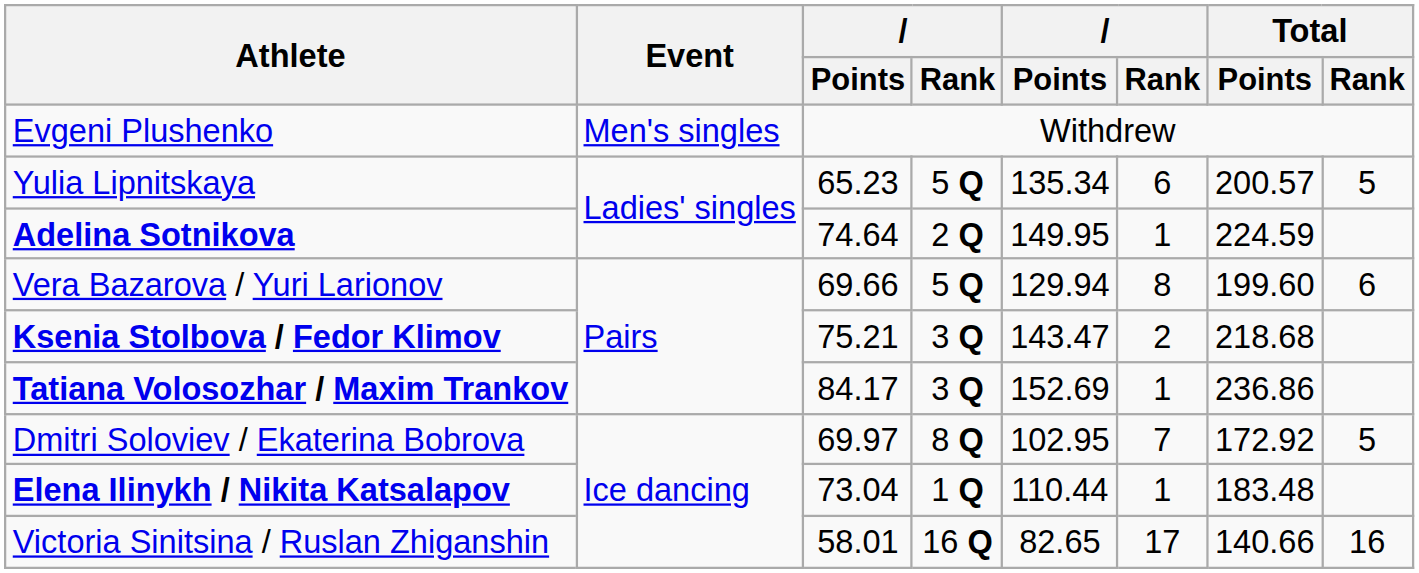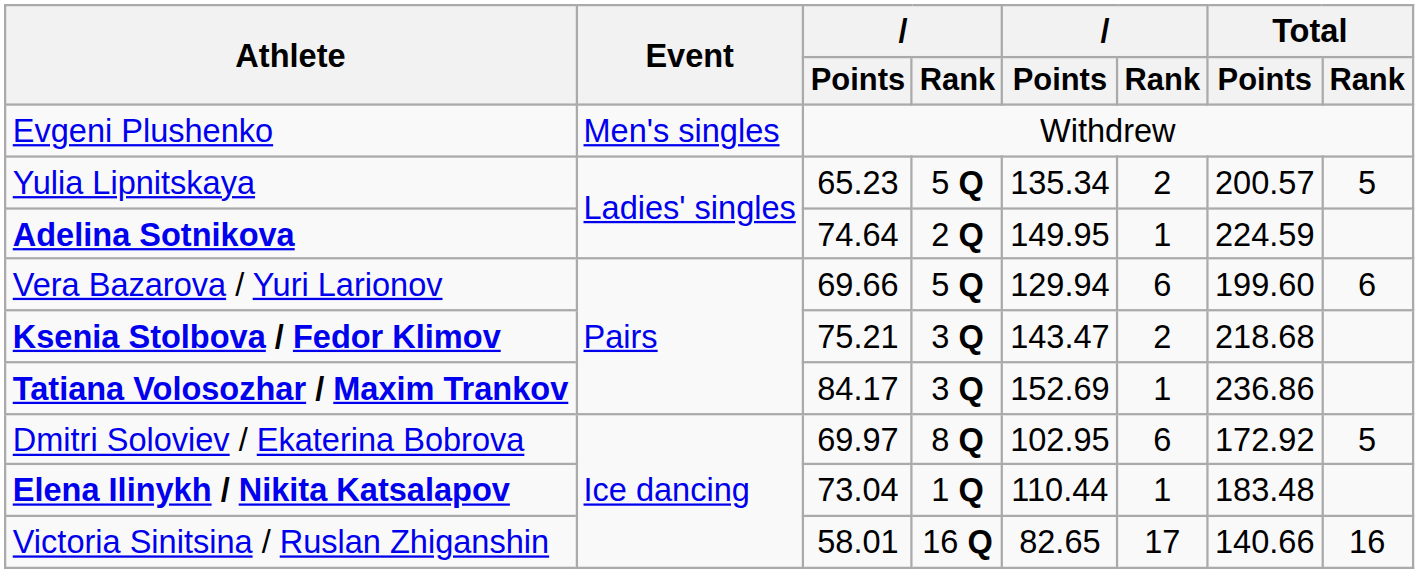(1162, 183) 6 -> (1162, 183) 2
(1162, 285) 8 -> (1162, 285) 6
(1162, 440) 7 -> (1162, 440) 6
